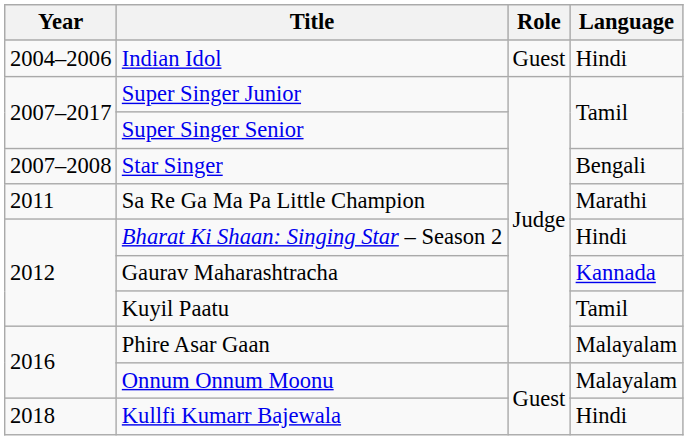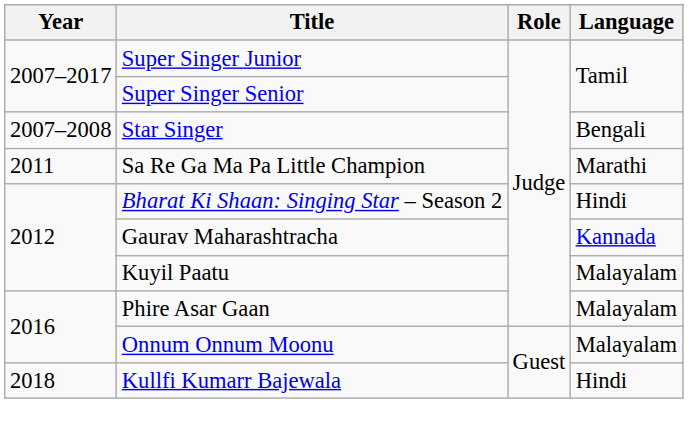- row: (172, 58)
(602, 308) Tamil -> (626, 272) Malayalam
